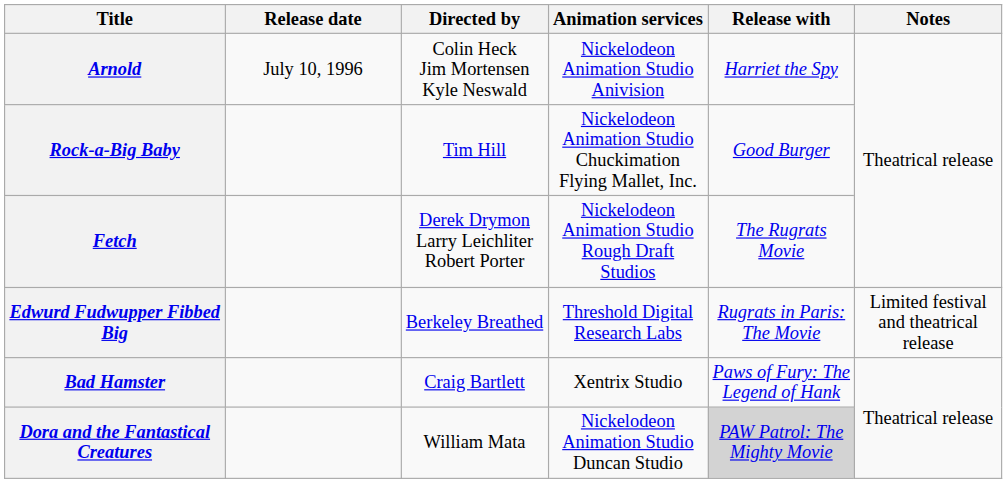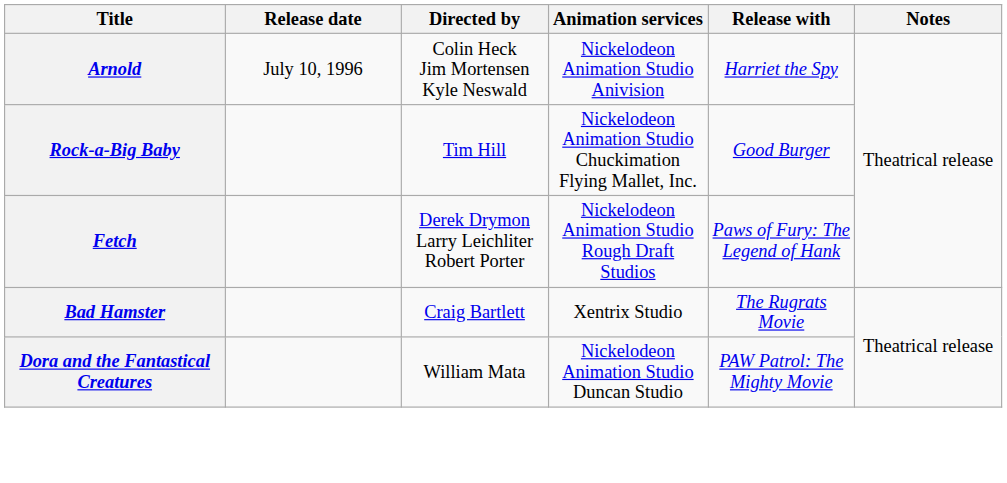(781, 241) The Rugrats Movie -> (781, 241) Paws of Fury: The Legend of Hank
- row: (115, 322)
(781, 382) Paws of Fury: The Legend of Hank -> (781, 311) The Rugrats Movie
(781, 442) lightgrey background -> (781, 371) no background
